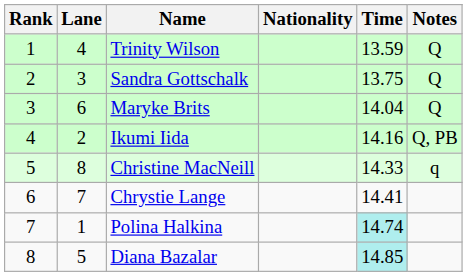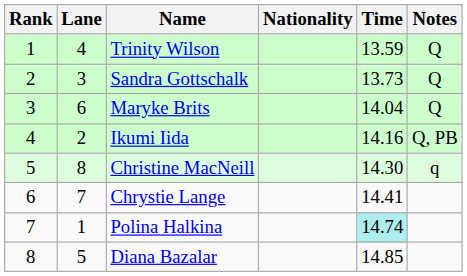(382, 78) 13.75 -> (382, 78) 13.73
(382, 167) 14.33 -> (382, 167) 14.30
(382, 256) paleturquoise background -> (382, 256) no background
